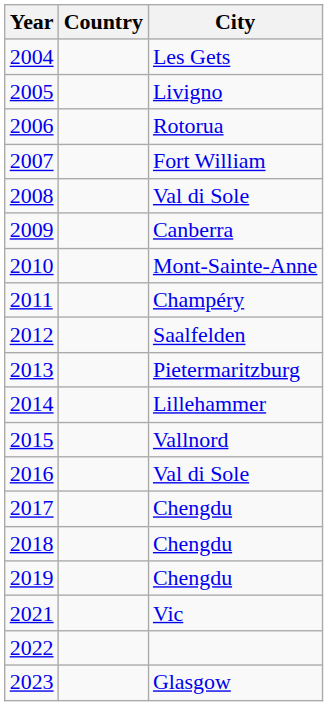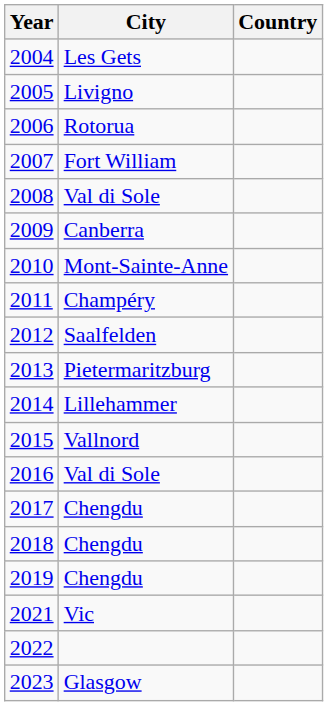columns swapped: (103, 21) <-> (235, 21)
